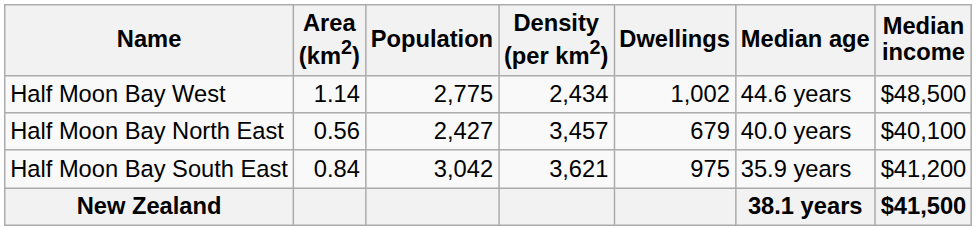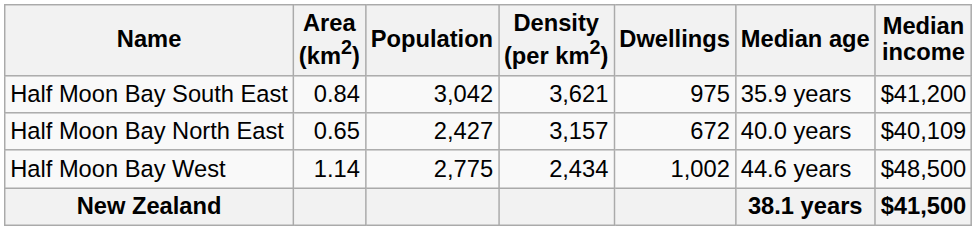rows swapped: (118, 93) <-> (149, 168)
(337, 131) 0.56 -> (337, 131) 0.65
(579, 131) 3,457 -> (579, 131) 3,157
(710, 131) 679 -> (710, 131) 672
(923, 131) $40,100 -> (923, 131) $40,109
